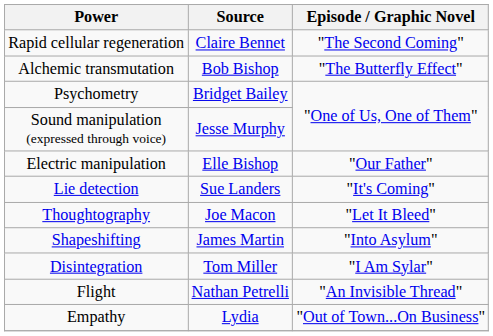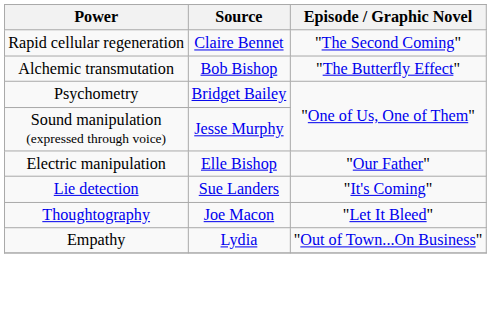- row: (96, 240)
- row: (96, 266)
- row: (96, 291)
